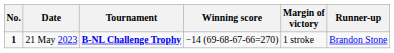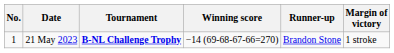columns swapped: (304, 18) <-> (358, 18)
(14, 40) bold -> (14, 40) normal
